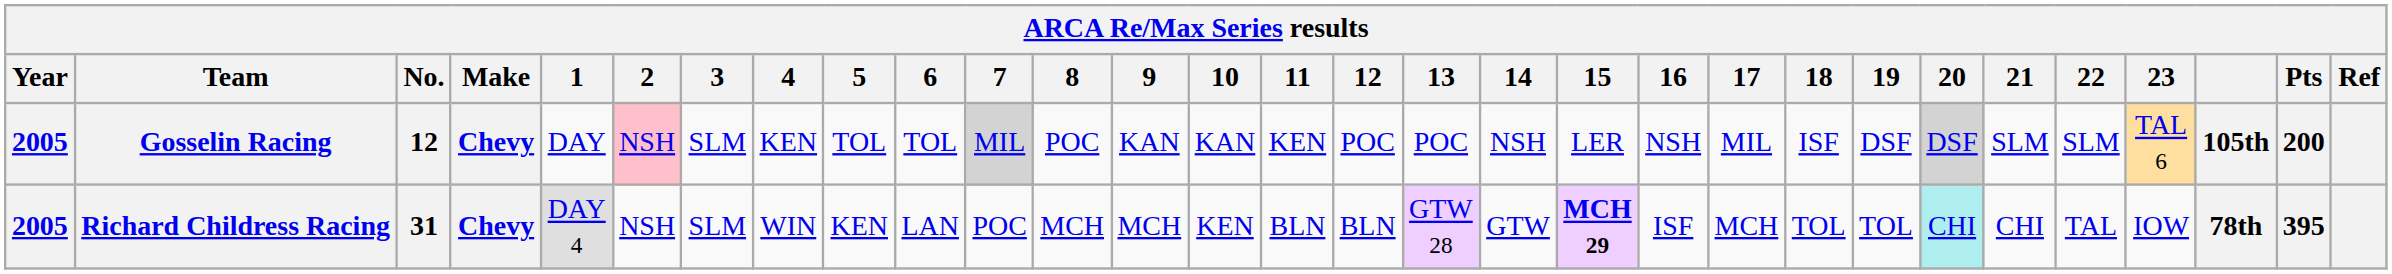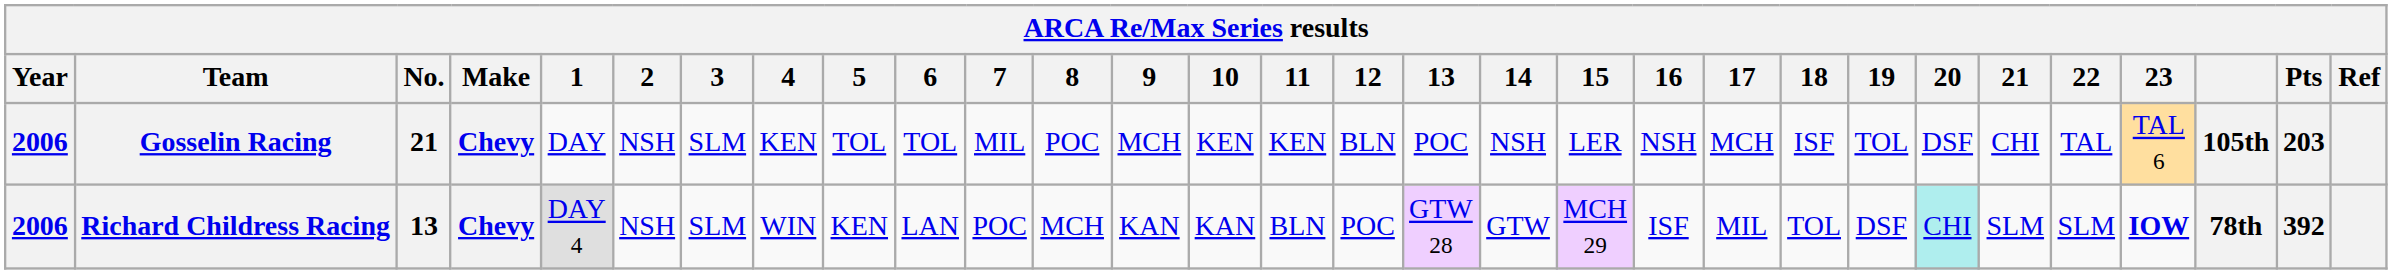(40, 143) 2005 -> (40, 143) 2006
(424, 143) 12 -> (424, 143) 21
(647, 143) pink background -> (647, 143) no background
(1000, 143) lightgrey background -> (1000, 143) no background
(1149, 143) KAN -> (1149, 143) MCH
(1225, 143) KAN -> (1225, 143) KEN
(1368, 143) POC -> (1368, 143) BLN
(1746, 143) MIL -> (1742, 143) MCH
(1886, 143) DSF -> (1881, 143) TOL
(1952, 143) lightgrey background -> (1947, 143) no background
(2020, 143) SLM -> (2015, 143) CHI
(2091, 143) SLM -> (2086, 143) TAL
(2304, 143) 200 -> (2304, 143) 203
(40, 226) 2005 -> (40, 226) 2006
(424, 226) 31 -> (424, 226) 13
(1149, 226) MCH -> (1149, 226) KAN
(1225, 226) KEN -> (1225, 226) KAN
(1368, 226) BLN -> (1368, 226) POC
(1598, 226) bold -> (1595, 225) normal
(1746, 226) MCH -> (1742, 226) MIL
(1886, 226) TOL -> (1881, 226) DSF
(2020, 226) CHI -> (2015, 226) SLM
(2091, 226) TAL -> (2086, 226) SLM
(2161, 226) normal -> (2159, 226) bold
(2304, 226) 395 -> (2304, 226) 392
